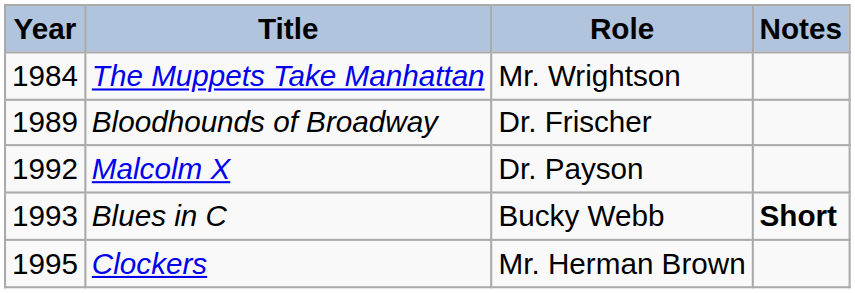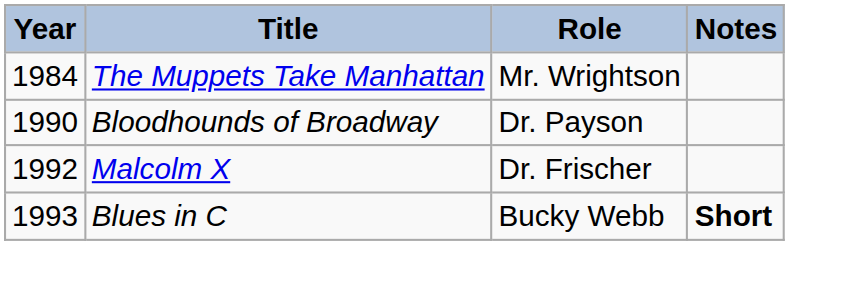(45, 123) 1989 -> (45, 123) 1990
(575, 123) Dr. Frischer -> (571, 123) Dr. Payson
(571, 169) Dr. Payson -> (575, 169) Dr. Frischer
- row: (150, 263)
